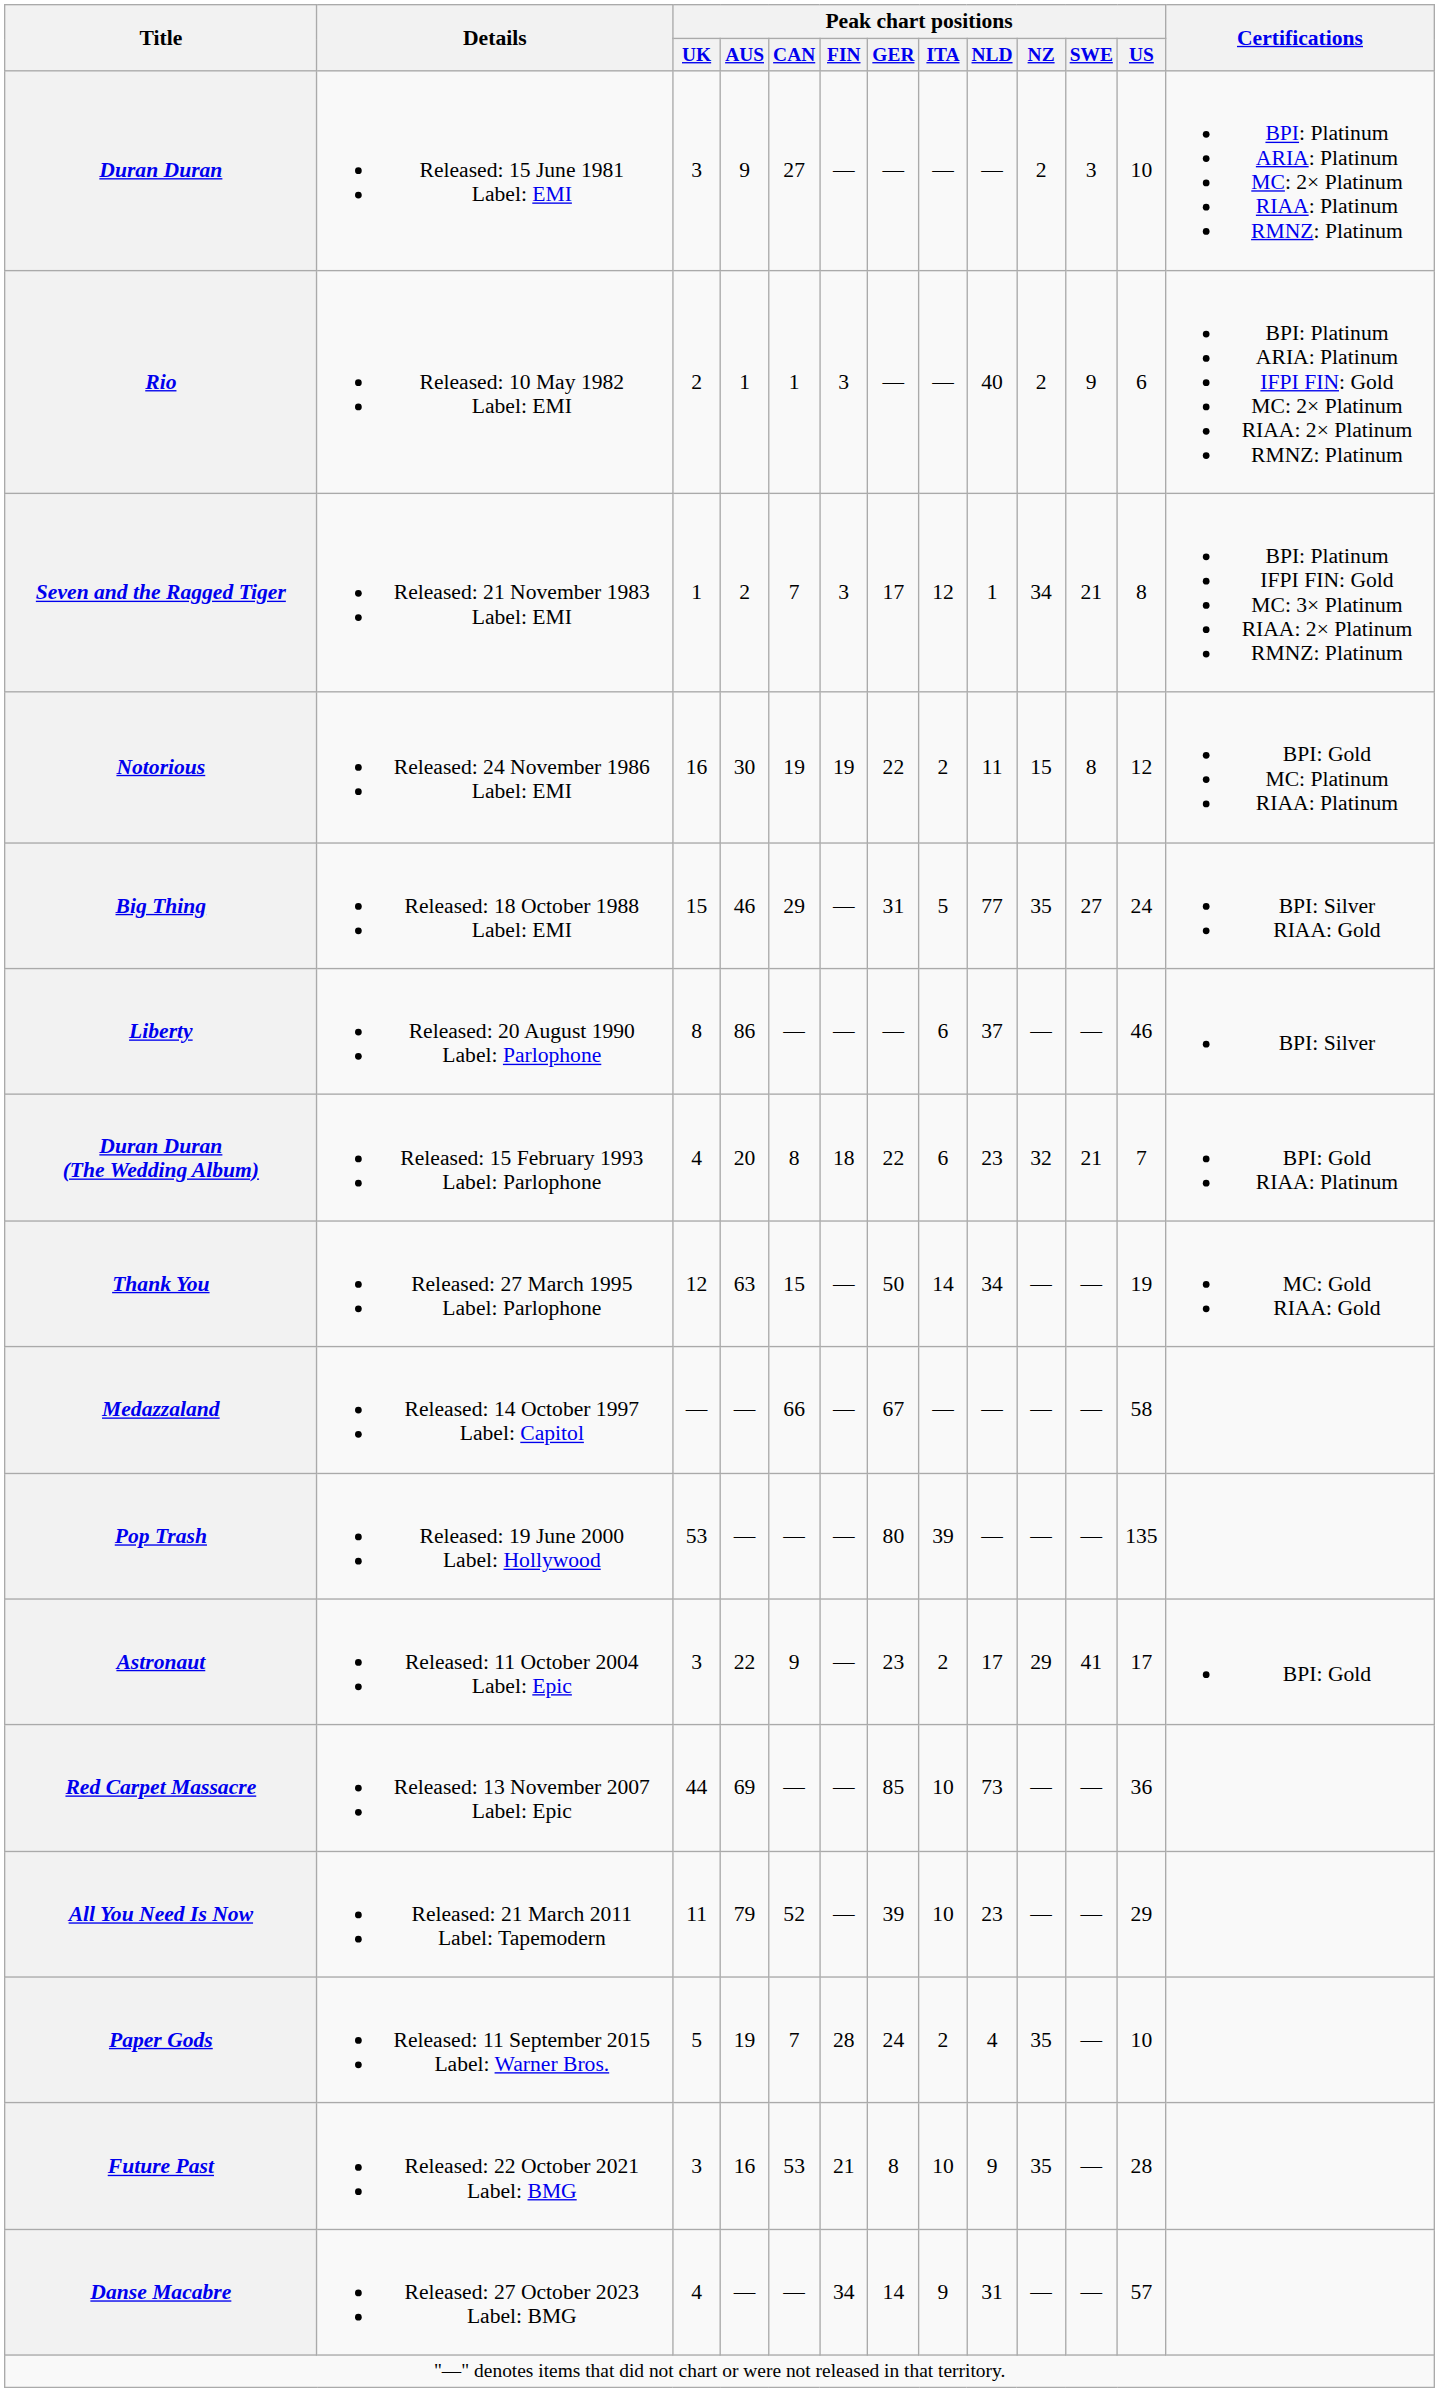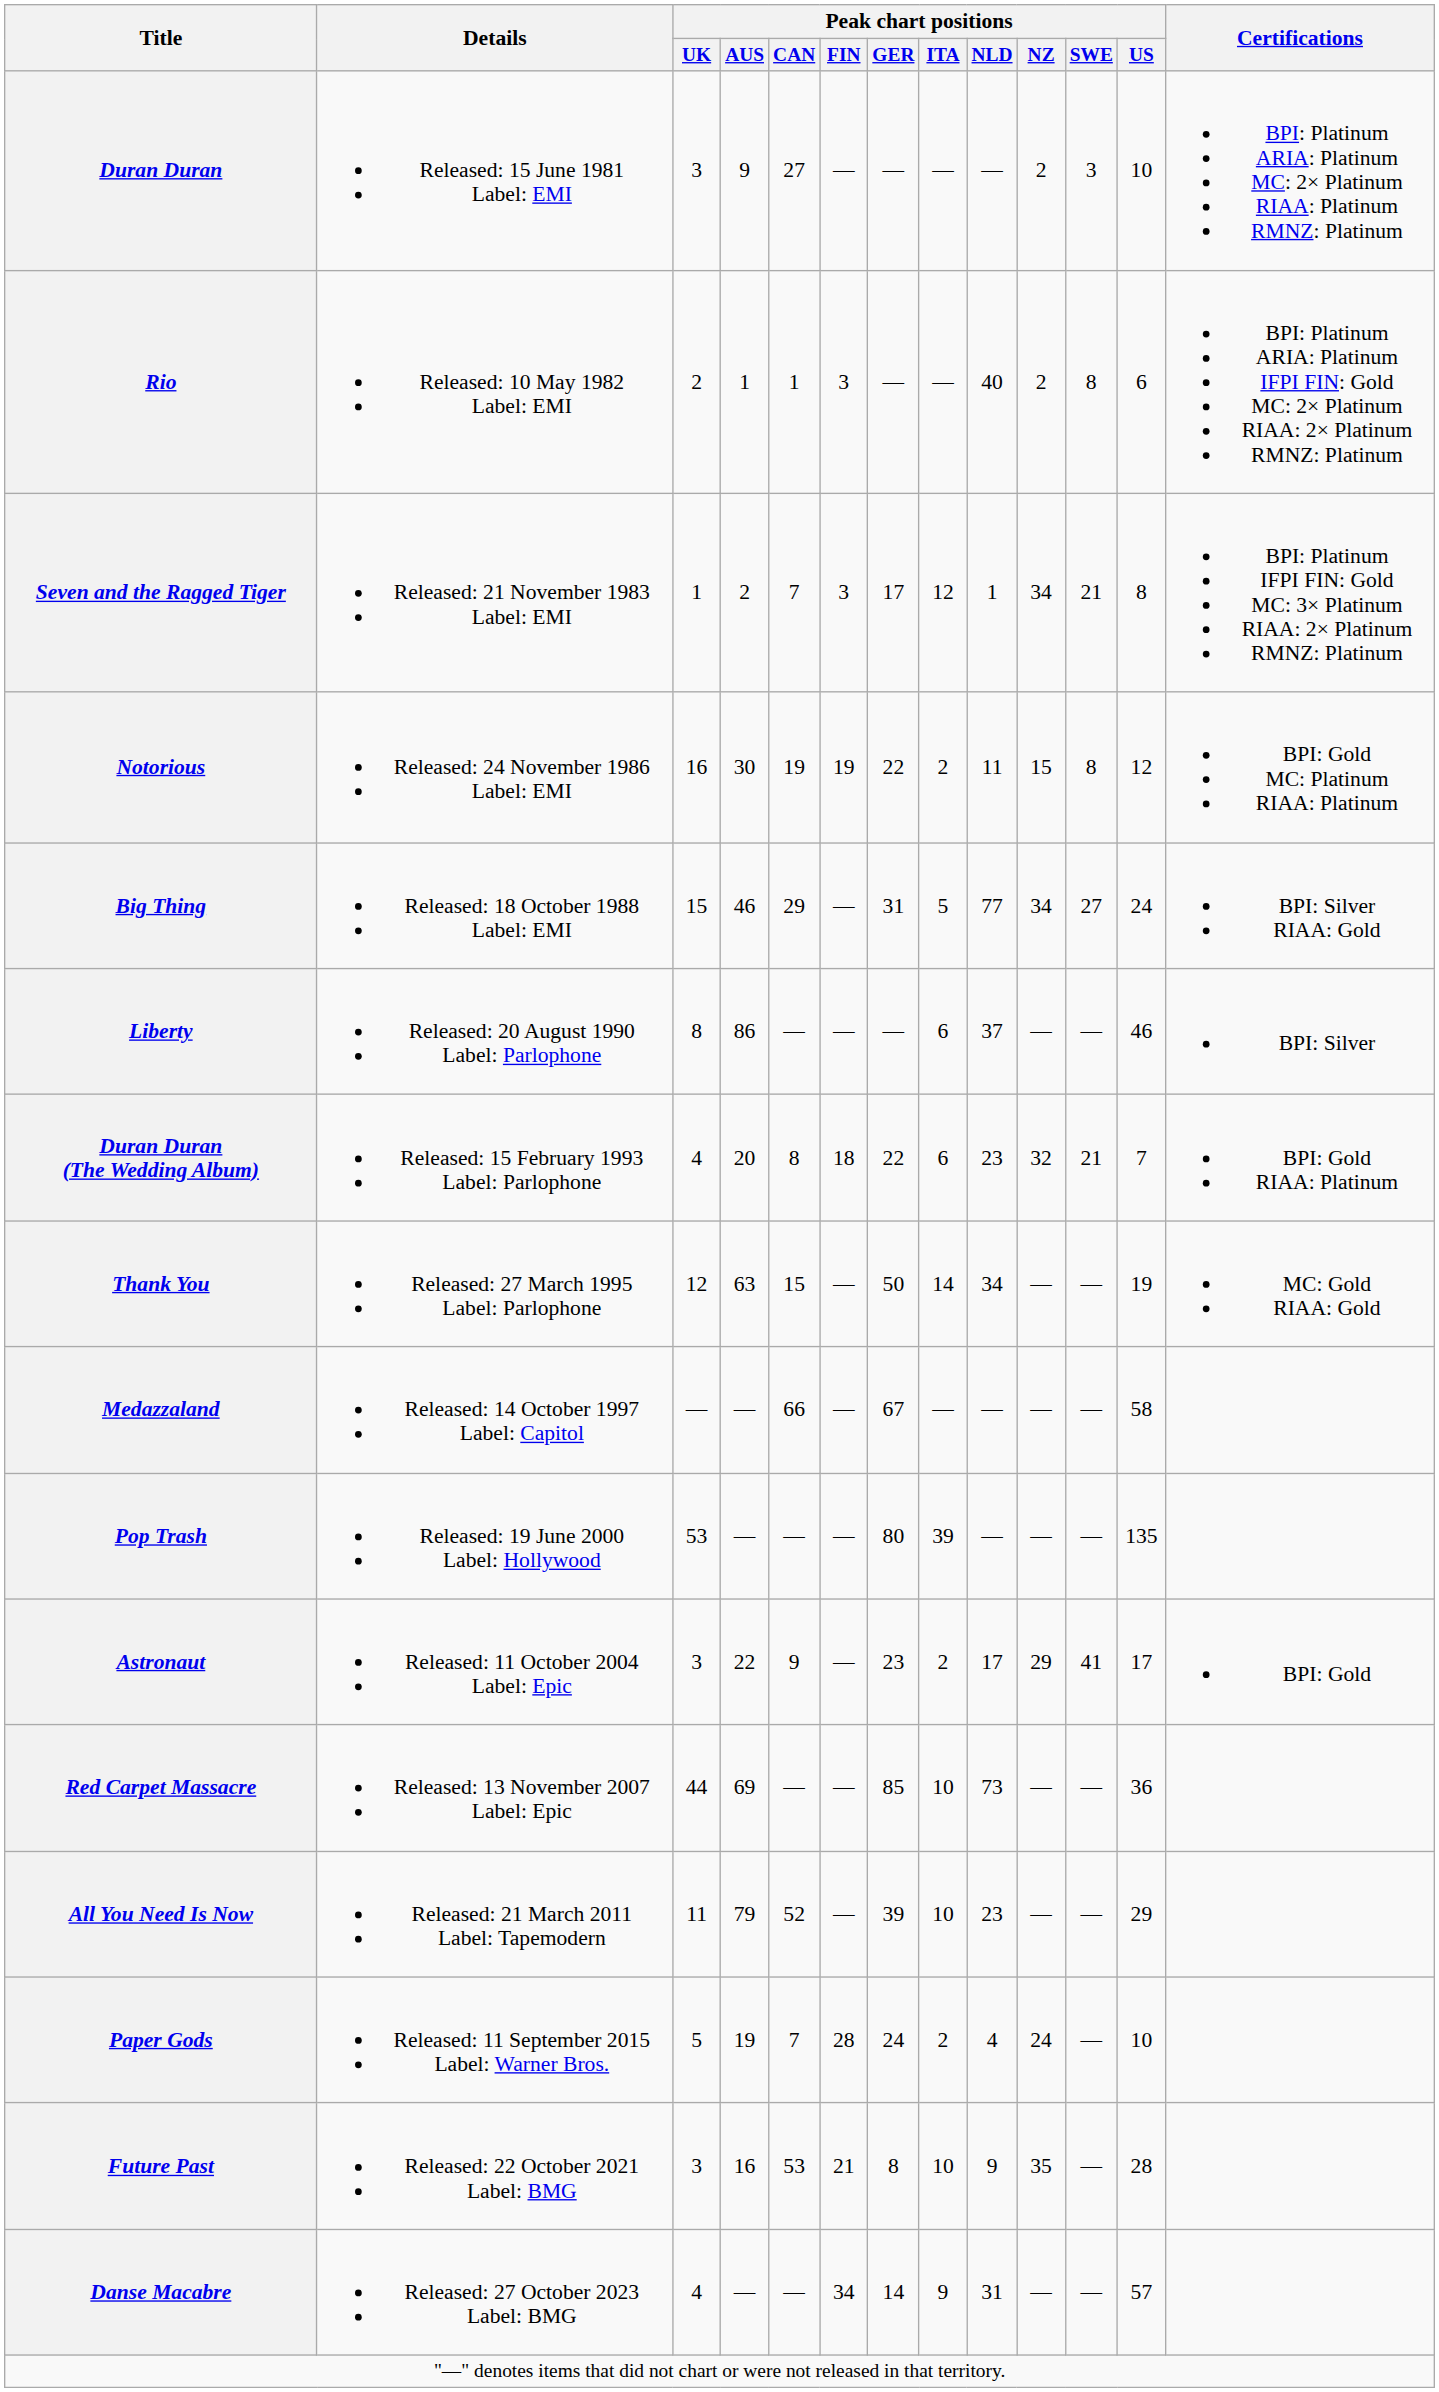(1091, 381) 9 -> (1091, 381) 8
(1041, 905) 35 -> (1041, 905) 34
(1041, 2039) 35 -> (1041, 2039) 24
